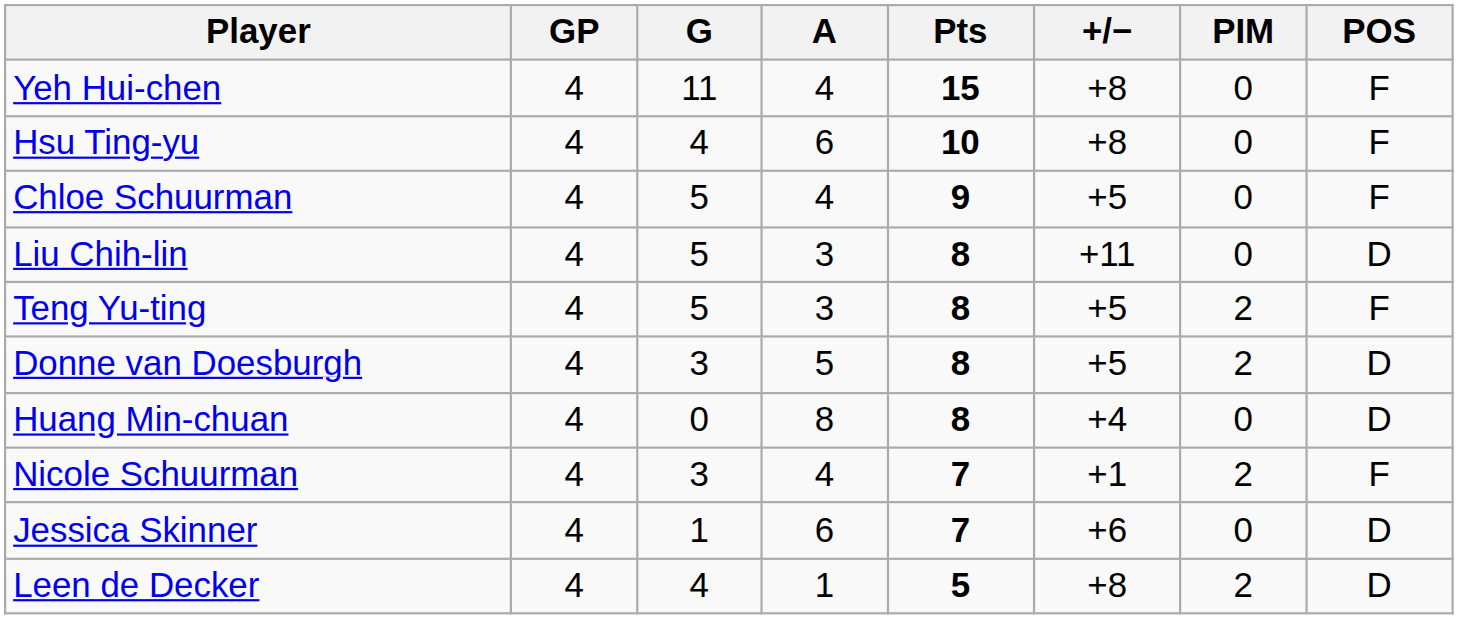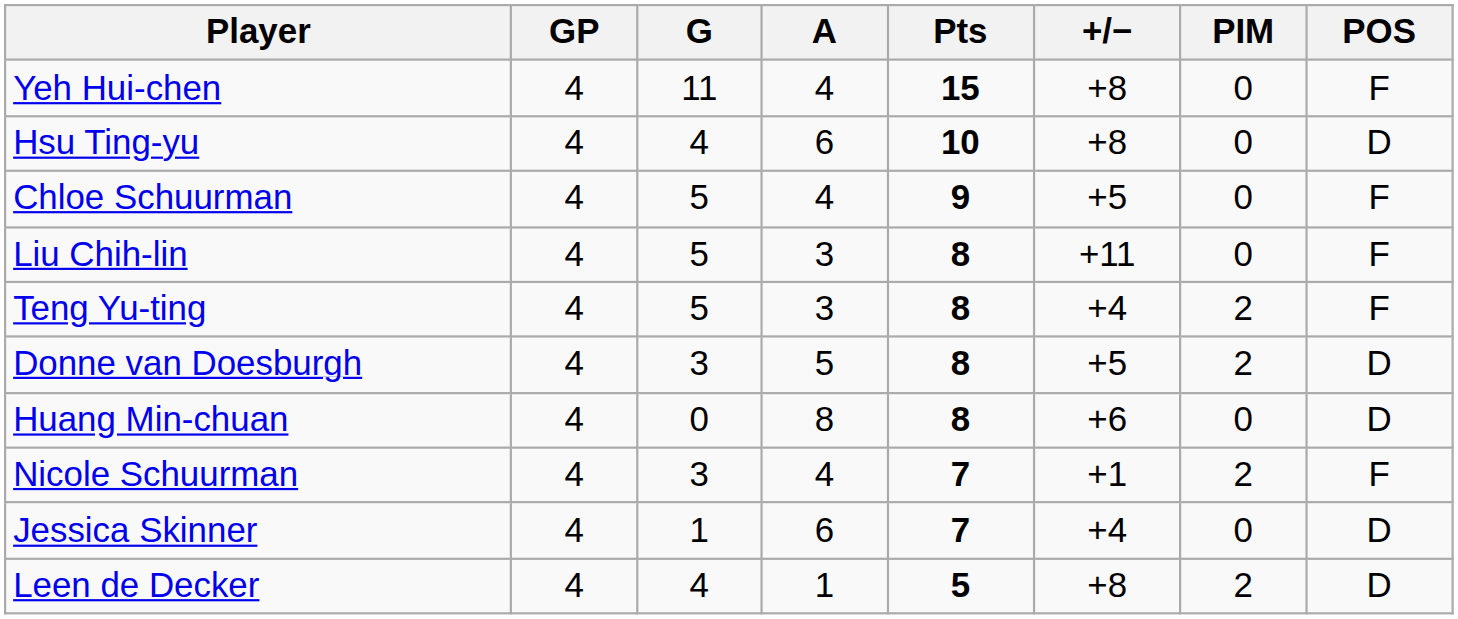(1379, 142) F -> (1379, 142) D
(1379, 253) D -> (1379, 253) F
(1107, 308) +5 -> (1107, 308) +4
(1107, 419) +4 -> (1107, 419) +6
(1107, 530) +6 -> (1107, 530) +4
